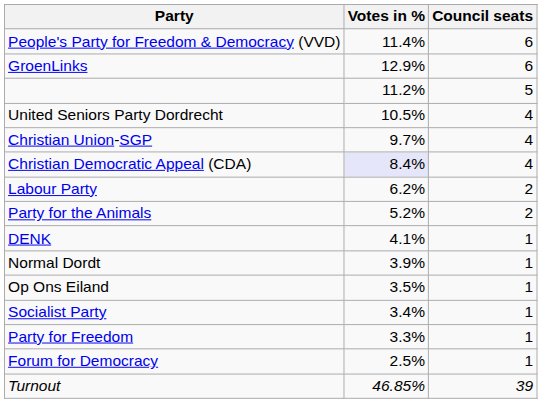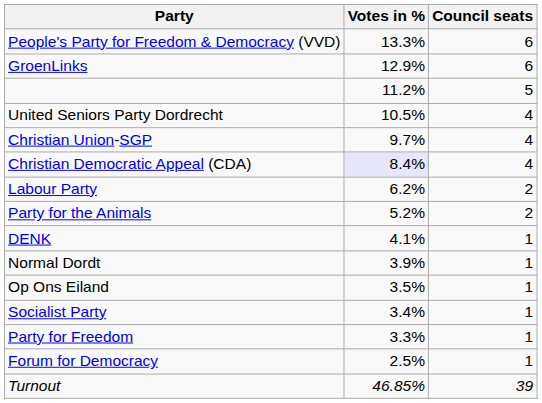(404, 41) 11.4% -> (403, 41) 13.3%
